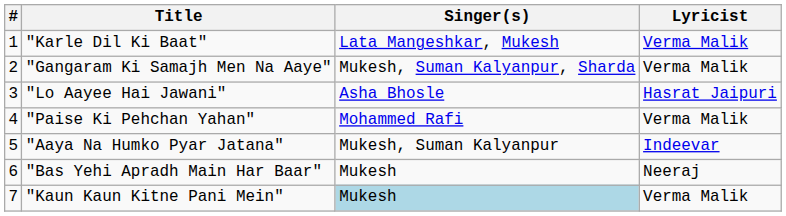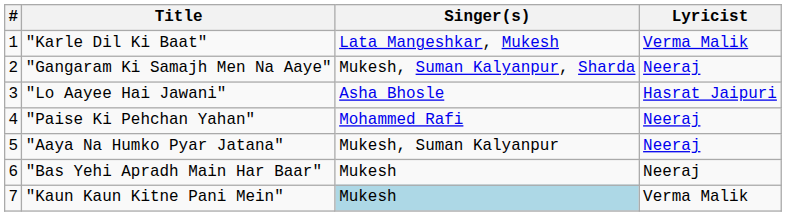(696, 69) Verma Malik -> (672, 69) Neeraj
(696, 121) Verma Malik -> (672, 121) Neeraj
(681, 146) Indeevar -> (672, 146) Neeraj
